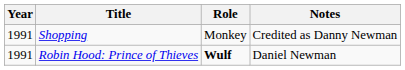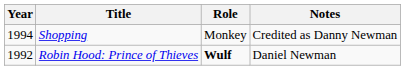(20, 34) 1991 -> (20, 34) 1994
(20, 55) 1991 -> (20, 55) 1992
